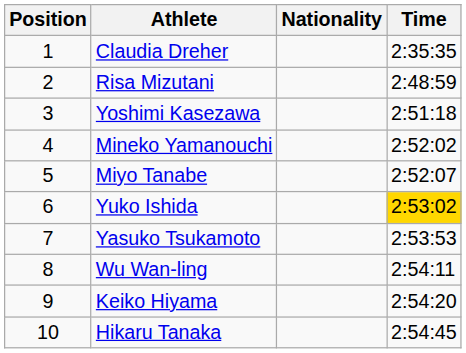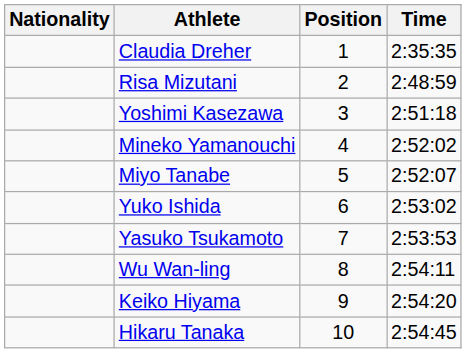columns swapped: (48, 20) <-> (332, 20)
(424, 207) gold background -> (424, 207) no background
